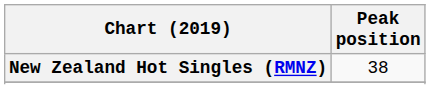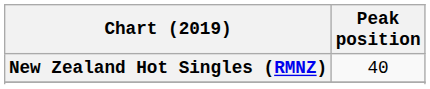(378, 68) 38 -> (378, 68) 40
